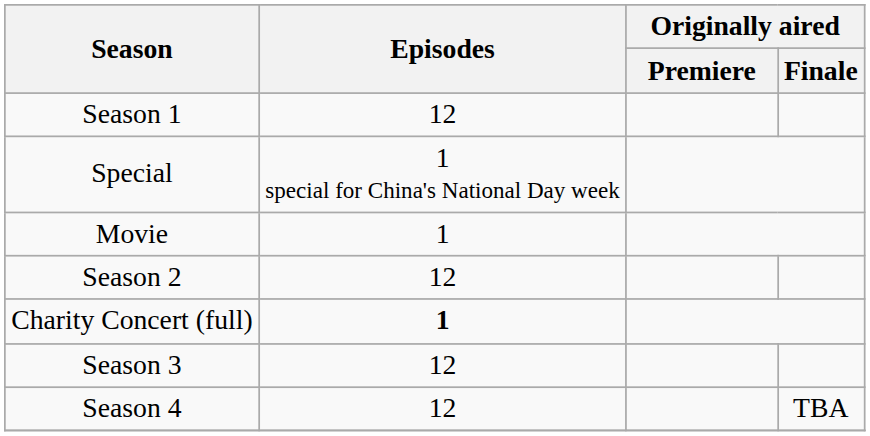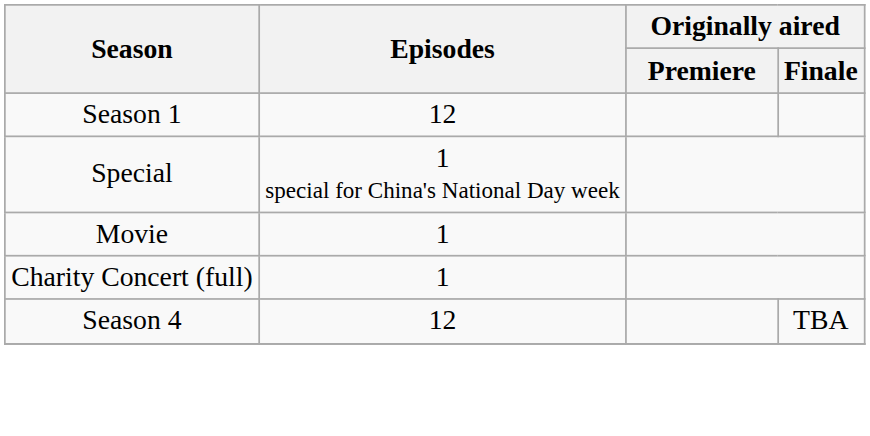- row: (132, 277)
(443, 320) bold -> (443, 277) normal
- row: (132, 364)
